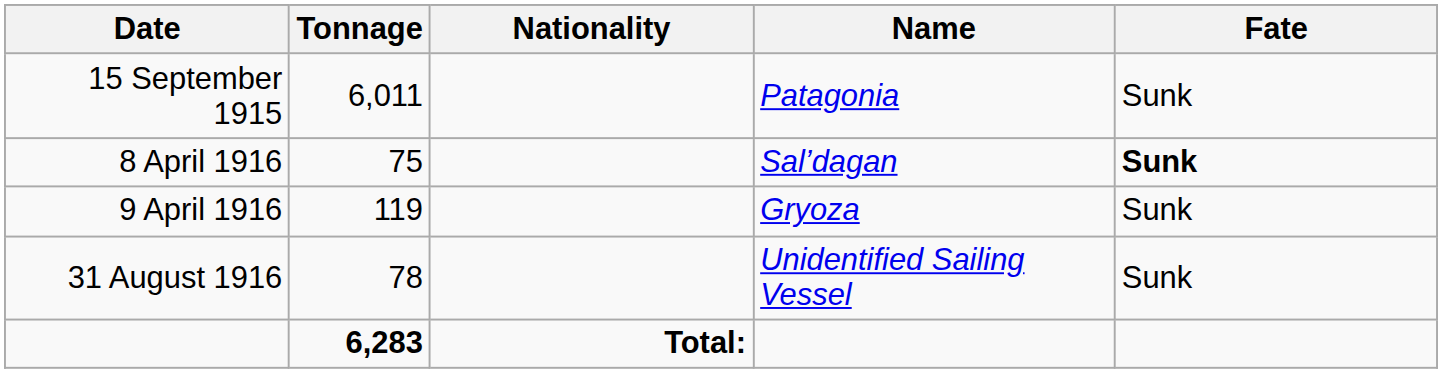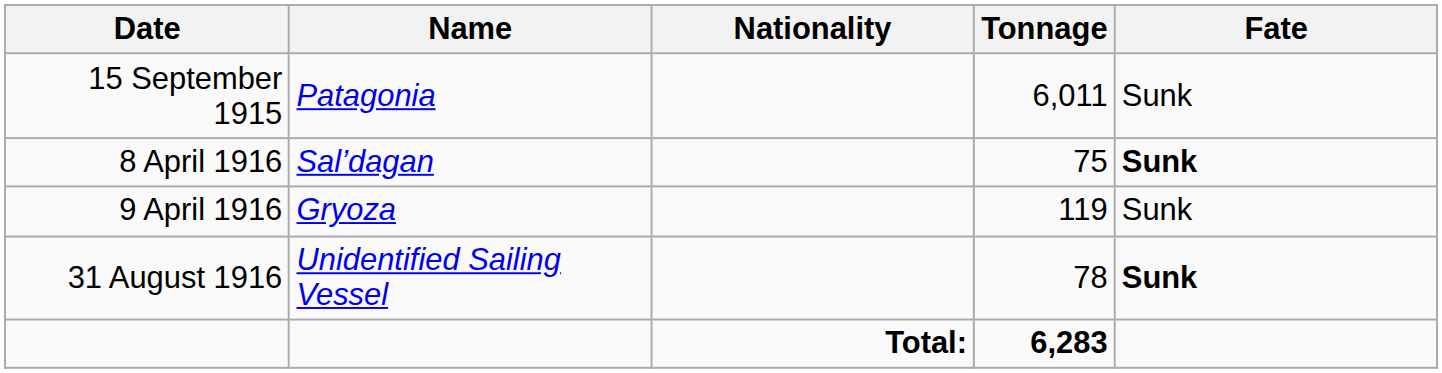columns swapped: (934, 28) <-> (360, 28)
(1157, 276) normal -> (1160, 276) bold
